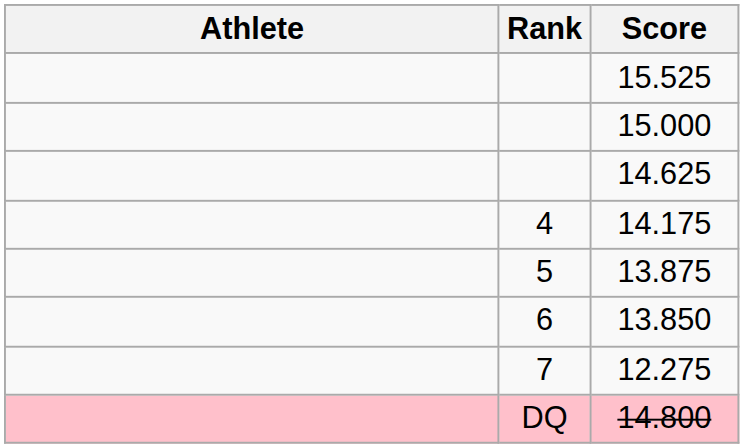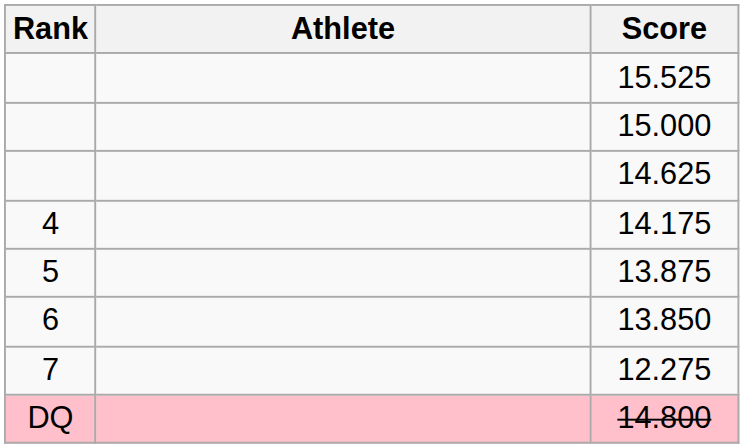columns swapped: (545, 28) <-> (252, 28)
